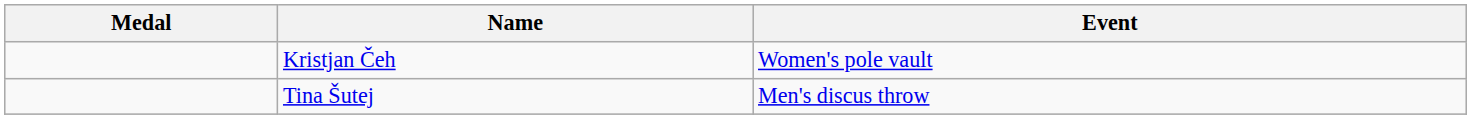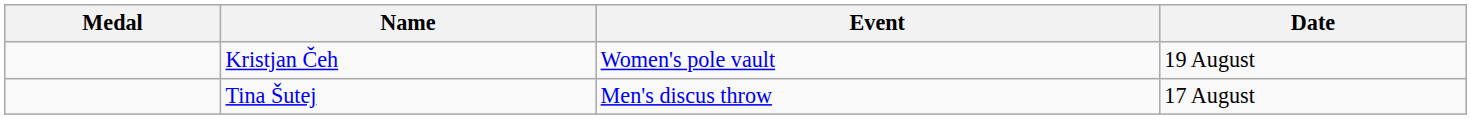+ column: (1313, 23)
